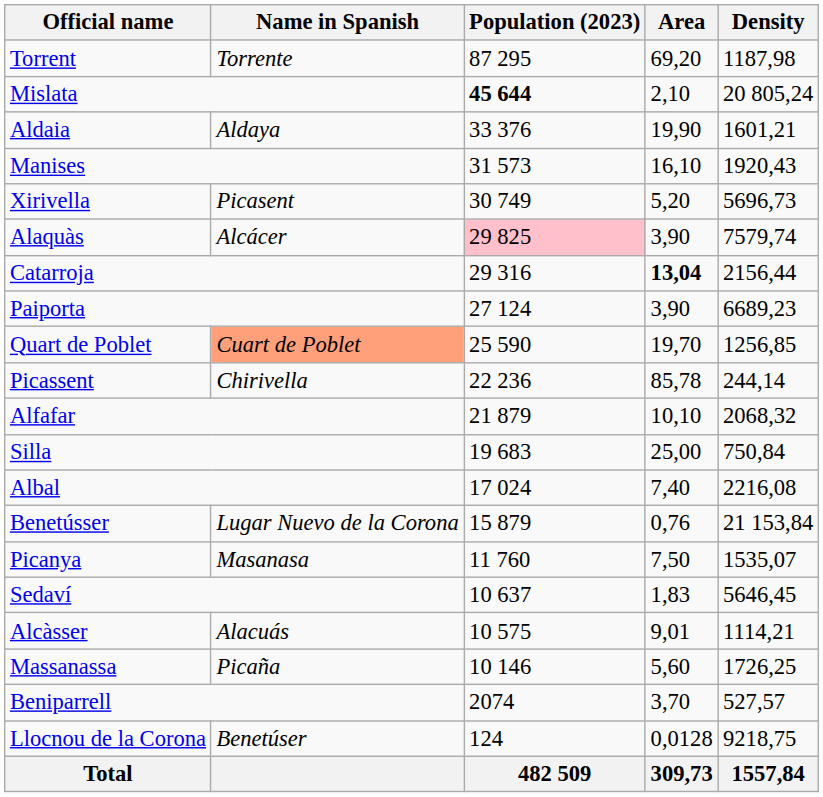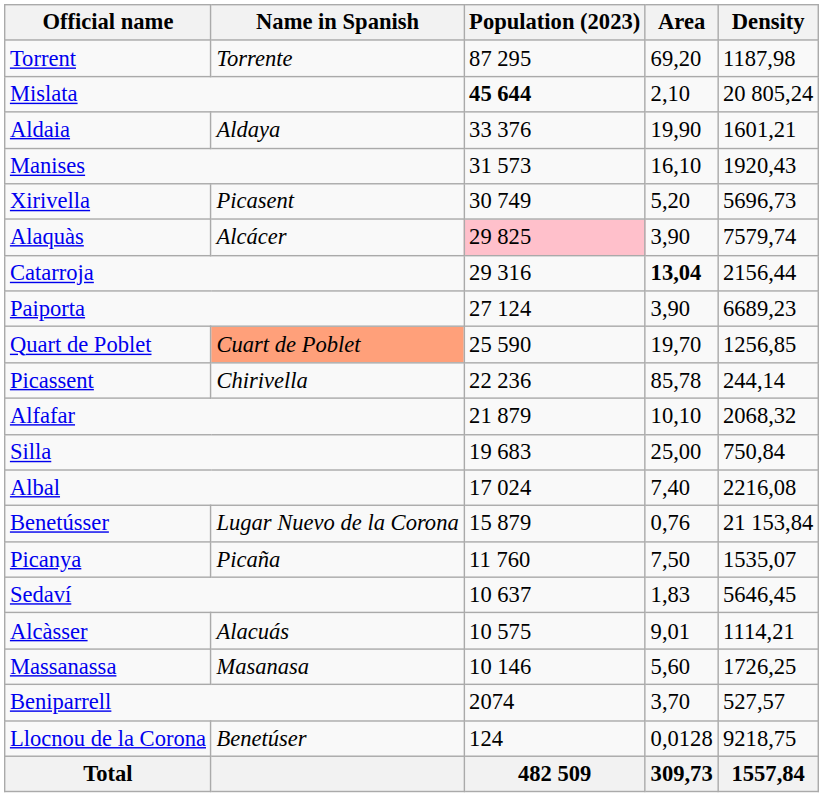(263, 559) Masanasa -> (248, 559) Picaña
(248, 666) Picaña -> (263, 666) Masanasa
